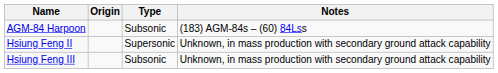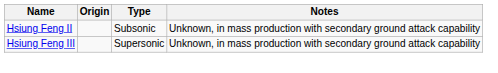- row: (46, 28)
(150, 44) Supersonic -> (135, 28) Subsonic
(145, 60) Subsonic -> (139, 44) Supersonic
